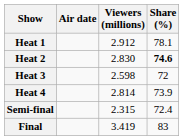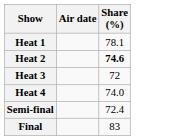- column: (123, 19)
(163, 93) 73.9 -> (115, 93) 74.0
